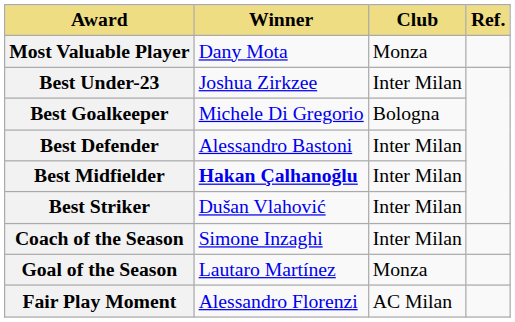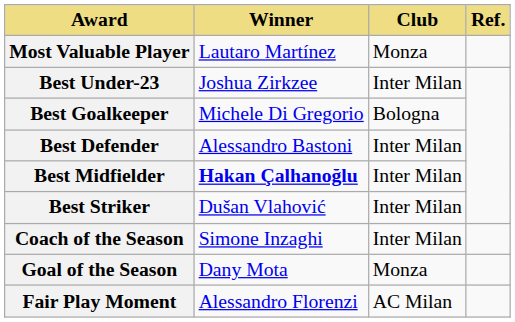(243, 51) Dany Mota -> (267, 51) Lautaro Martínez
(267, 269) Lautaro Martínez -> (243, 269) Dany Mota
